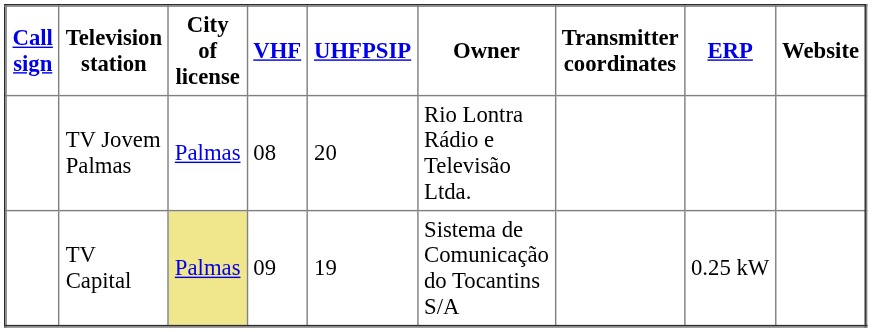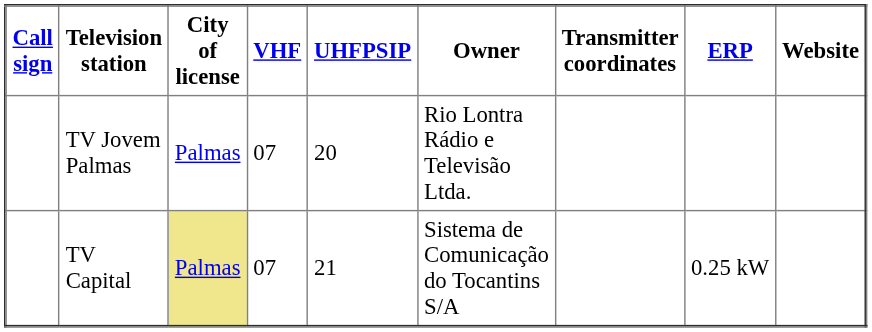(265, 152) 08 -> (265, 152) 07
(265, 267) 09 -> (265, 267) 07
(325, 267) 19 -> (325, 267) 21
